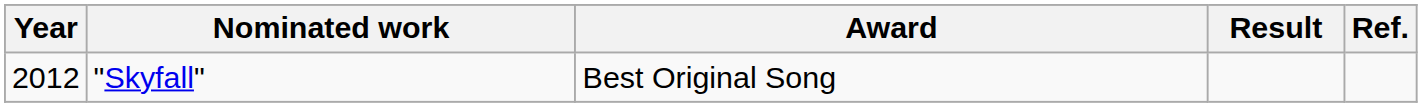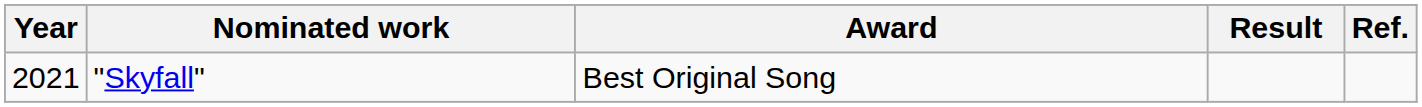(46, 76) 2012 -> (46, 76) 2021
